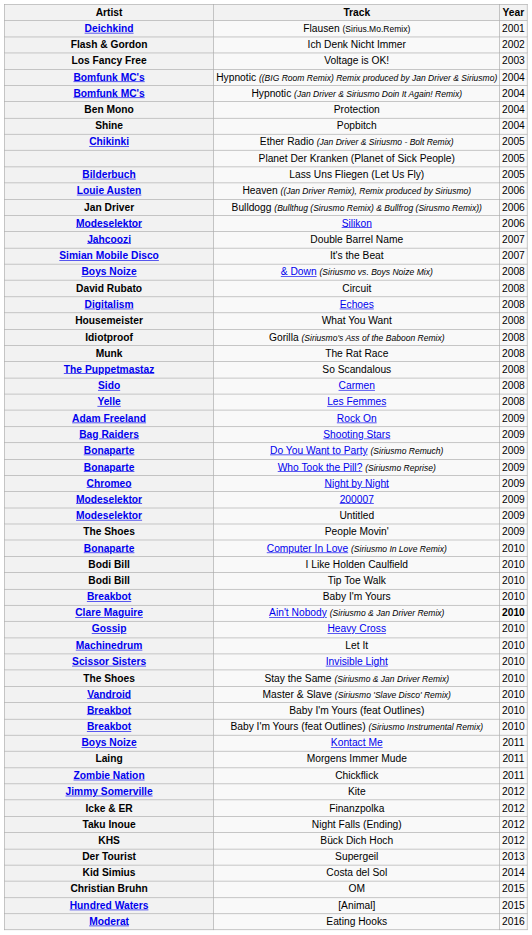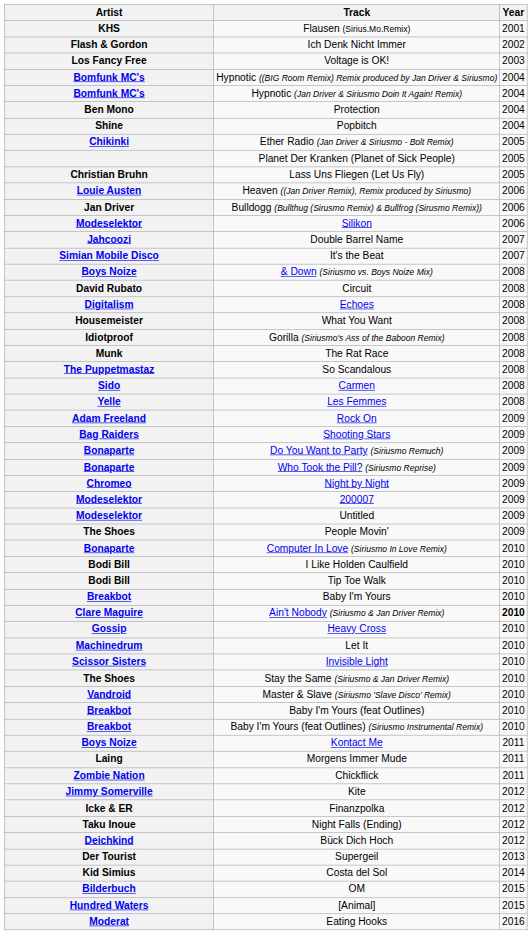(109, 28) Deichkind -> (109, 28) KHS
(109, 175) Bilderbuch -> (109, 175) Christian Bruhn
(109, 840) KHS -> (109, 840) Deichkind
(109, 889) Christian Bruhn -> (109, 889) Bilderbuch
